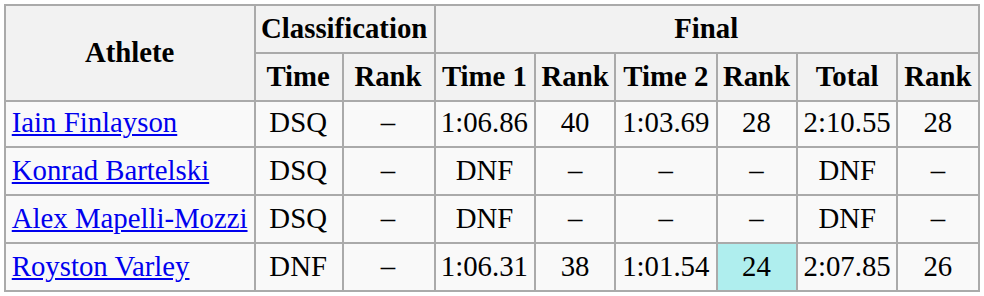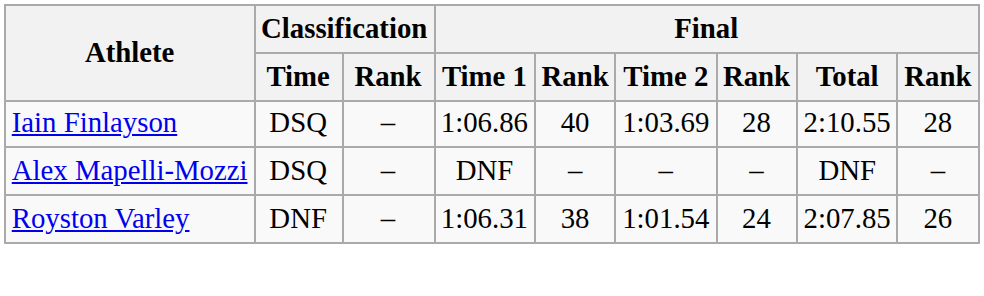- row: (110, 171)
(756, 266) paleturquoise background -> (756, 218) no background
